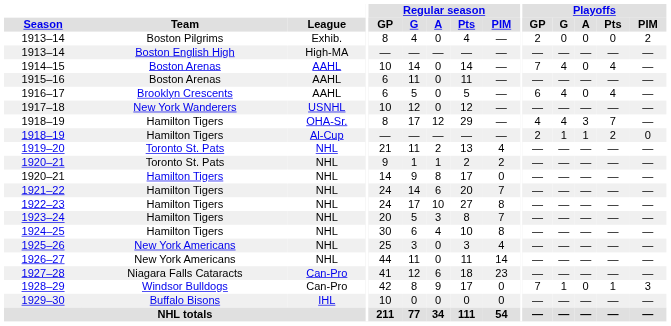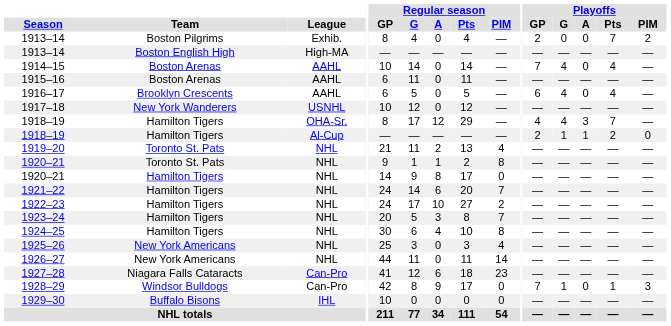(613, 38) 0 -> (613, 38) 7
(501, 162) 2 -> (501, 162) 8
(501, 204) 8 -> (501, 204) 2
